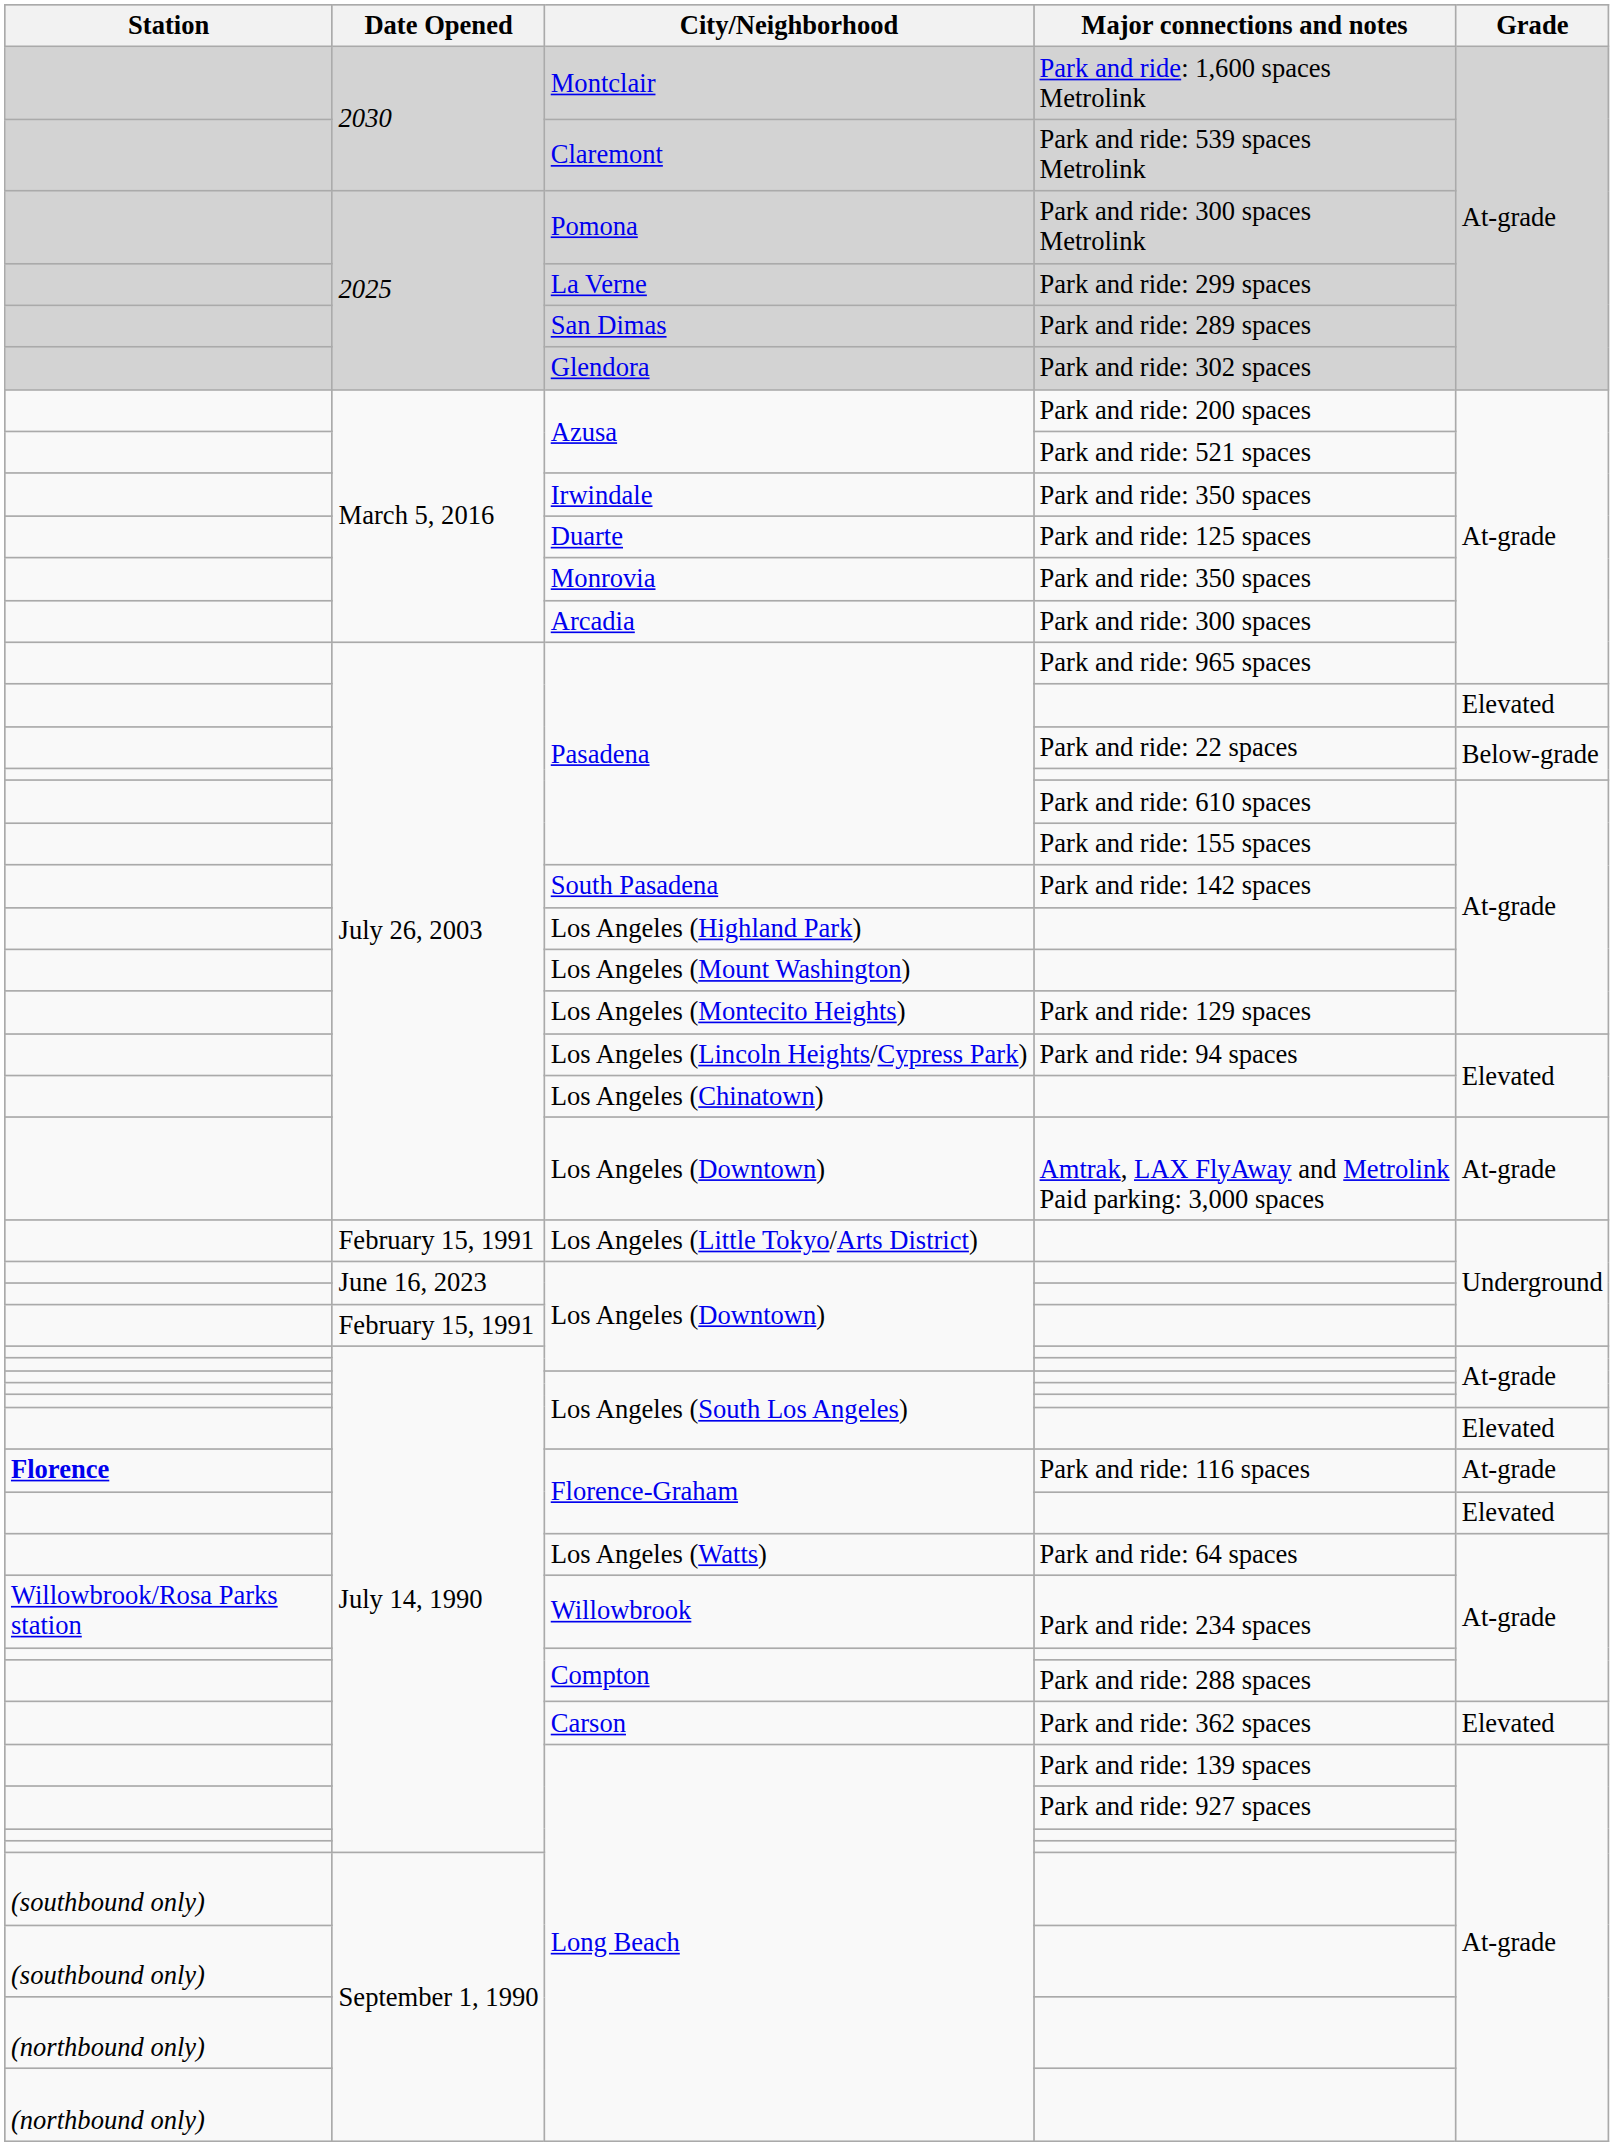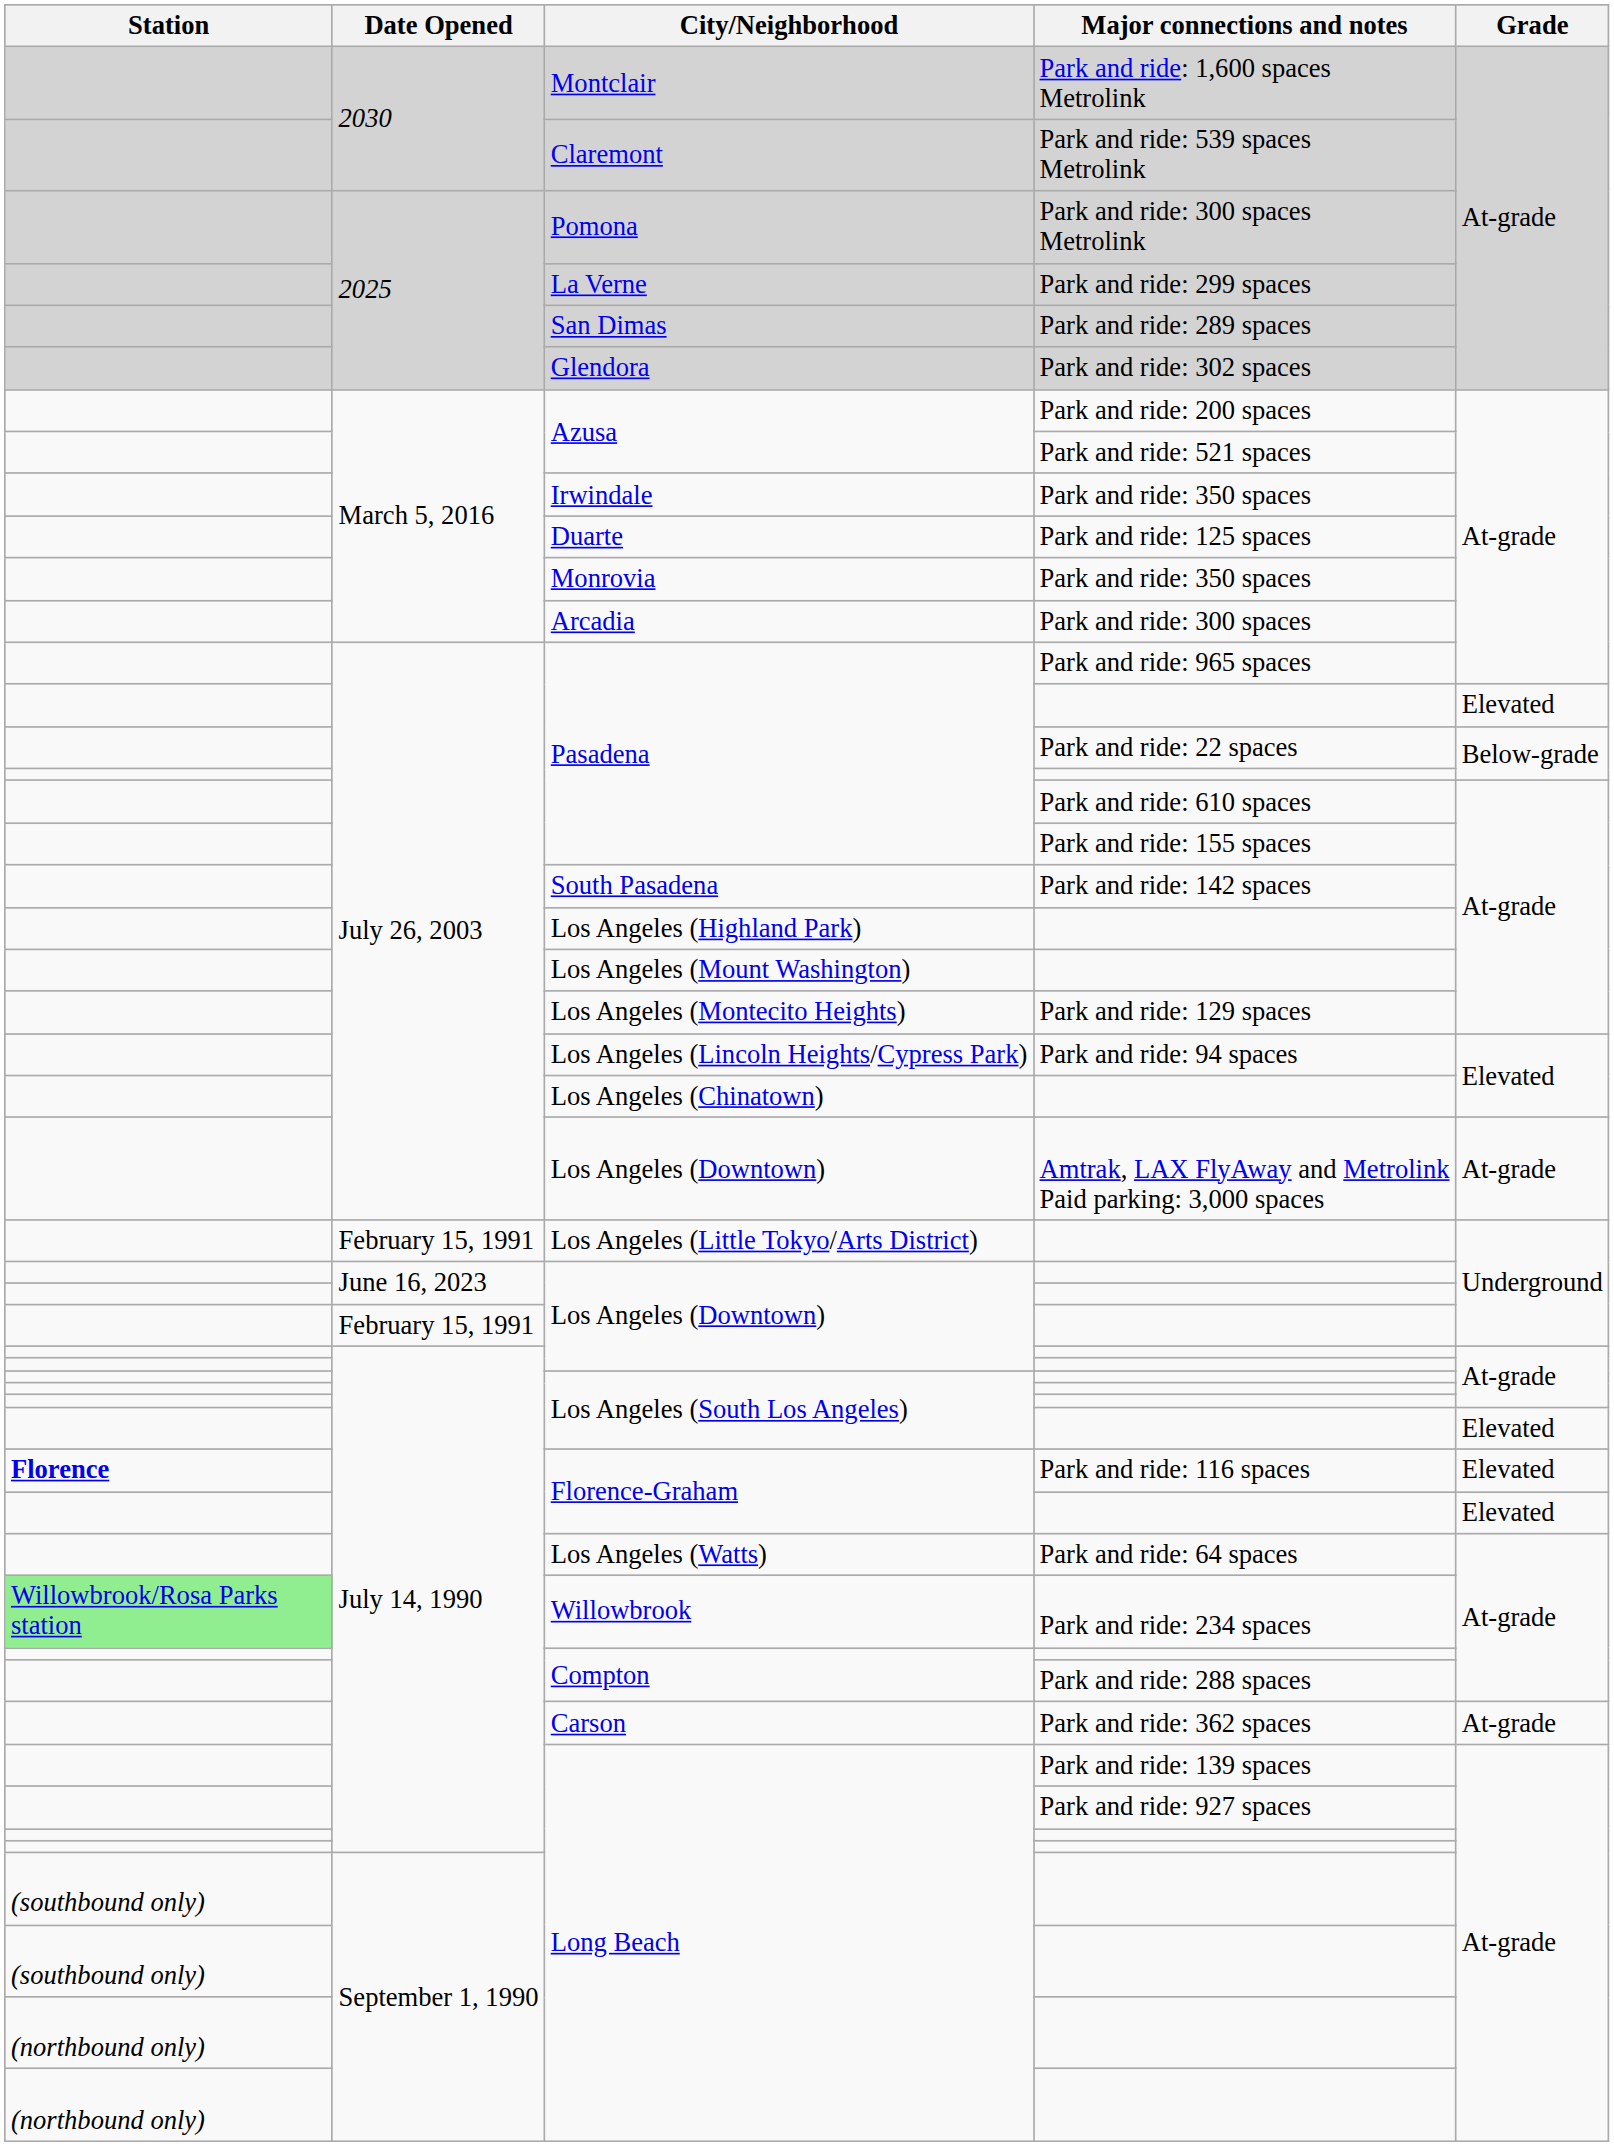(1509, 1469) At-grade -> (1508, 1469) Elevated
(144, 1611) no background -> (144, 1611) lightgreen background
(1508, 1722) Elevated -> (1509, 1722) At-grade
